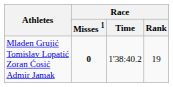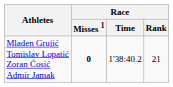(156, 59) 19 -> (156, 59) 21
